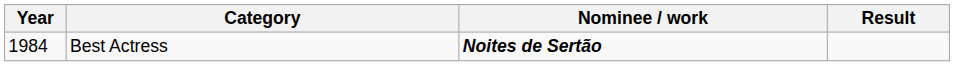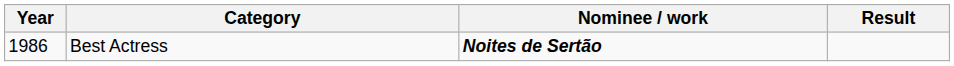(28, 46) 1984 -> (28, 46) 1986
